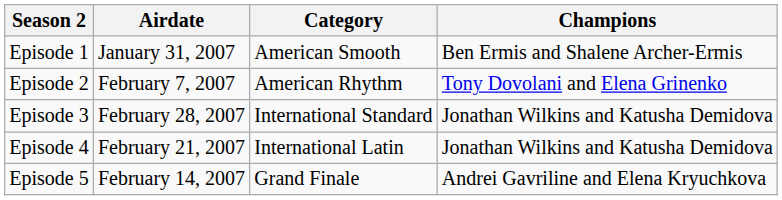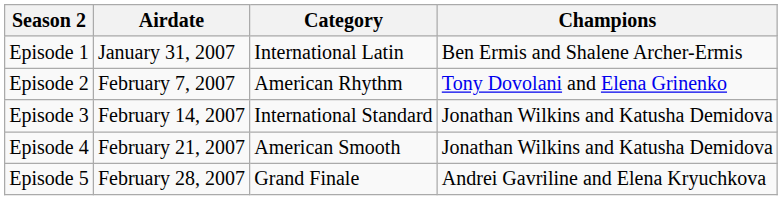(327, 52) American Smooth -> (329, 52) International Latin
(171, 115) February 28, 2007 -> (171, 115) February 14, 2007
(329, 147) International Latin -> (327, 147) American Smooth
(171, 178) February 14, 2007 -> (171, 178) February 28, 2007
